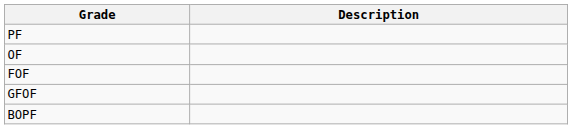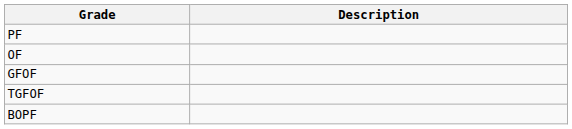- row: (18, 74)
+ row: (26, 94)
